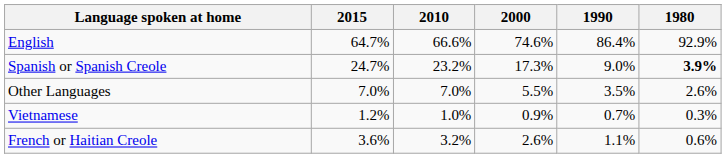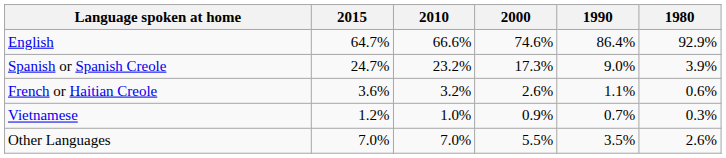(700, 66) bold -> (701, 66) normal
rows swapped: (83, 140) <-> (59, 91)
